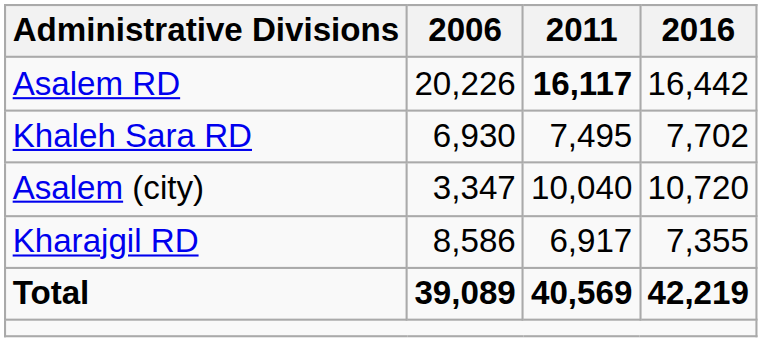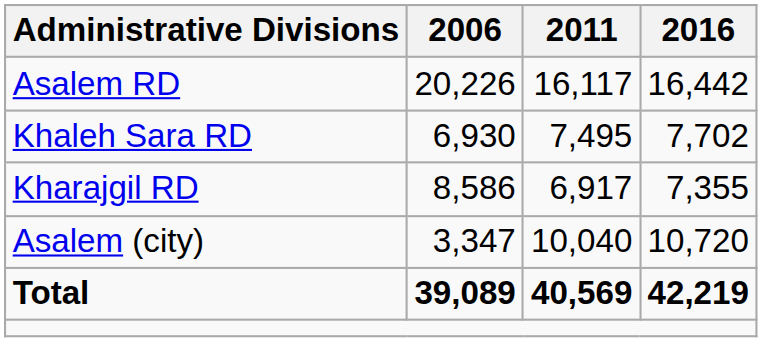(583, 83) bold -> (583, 83) normal
rows swapped: (106, 240) <-> (108, 188)
